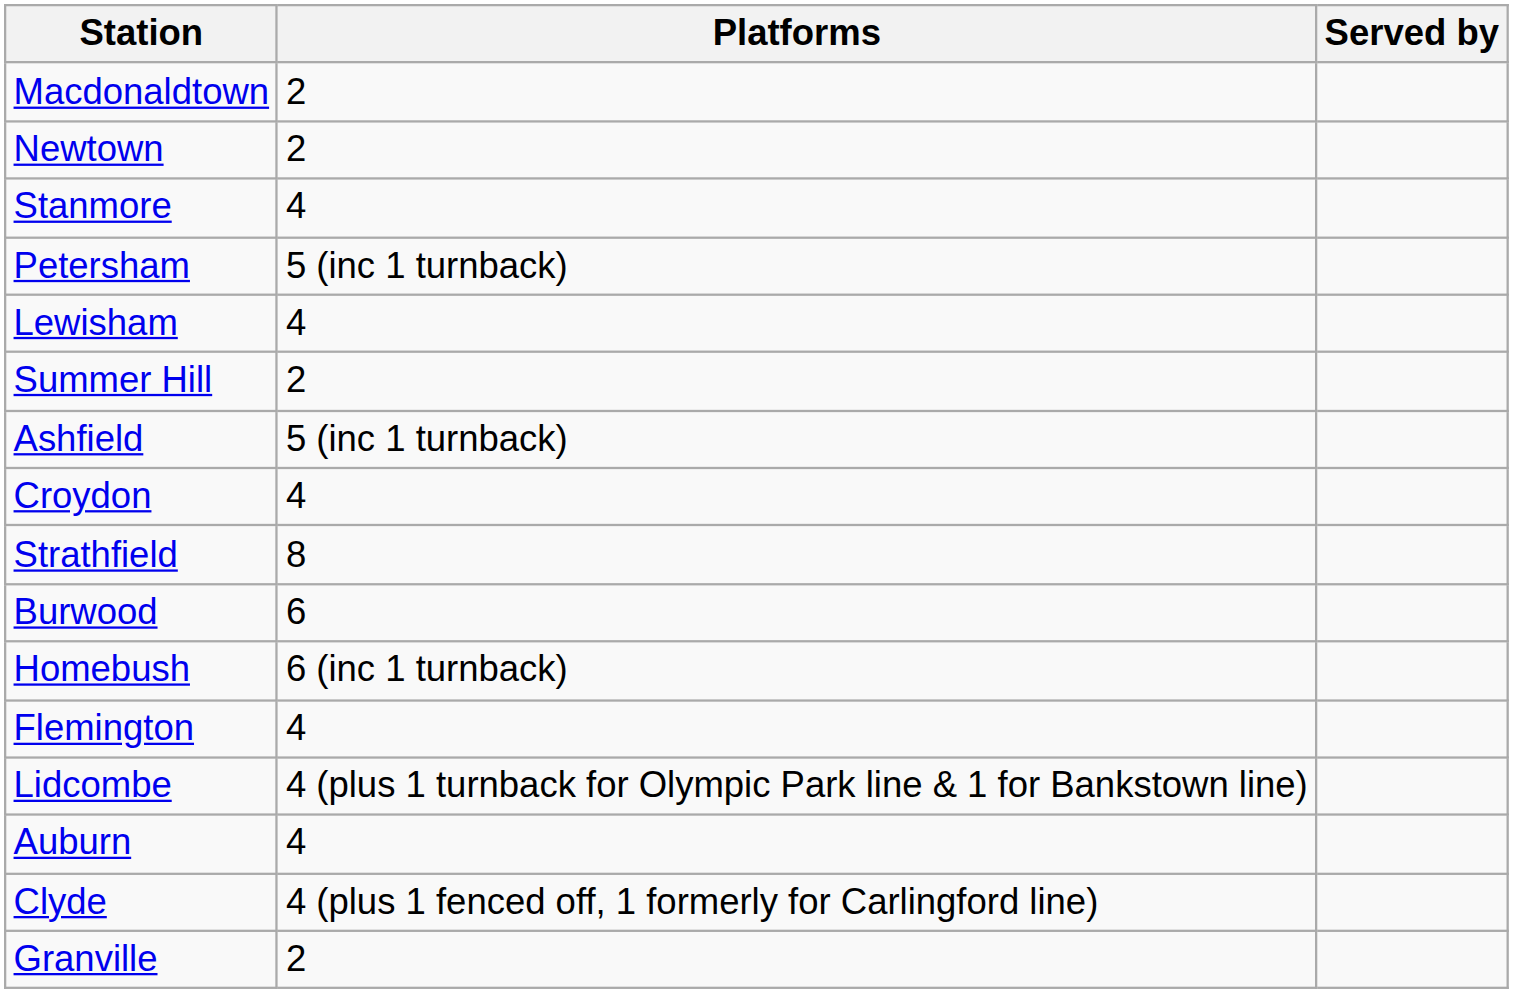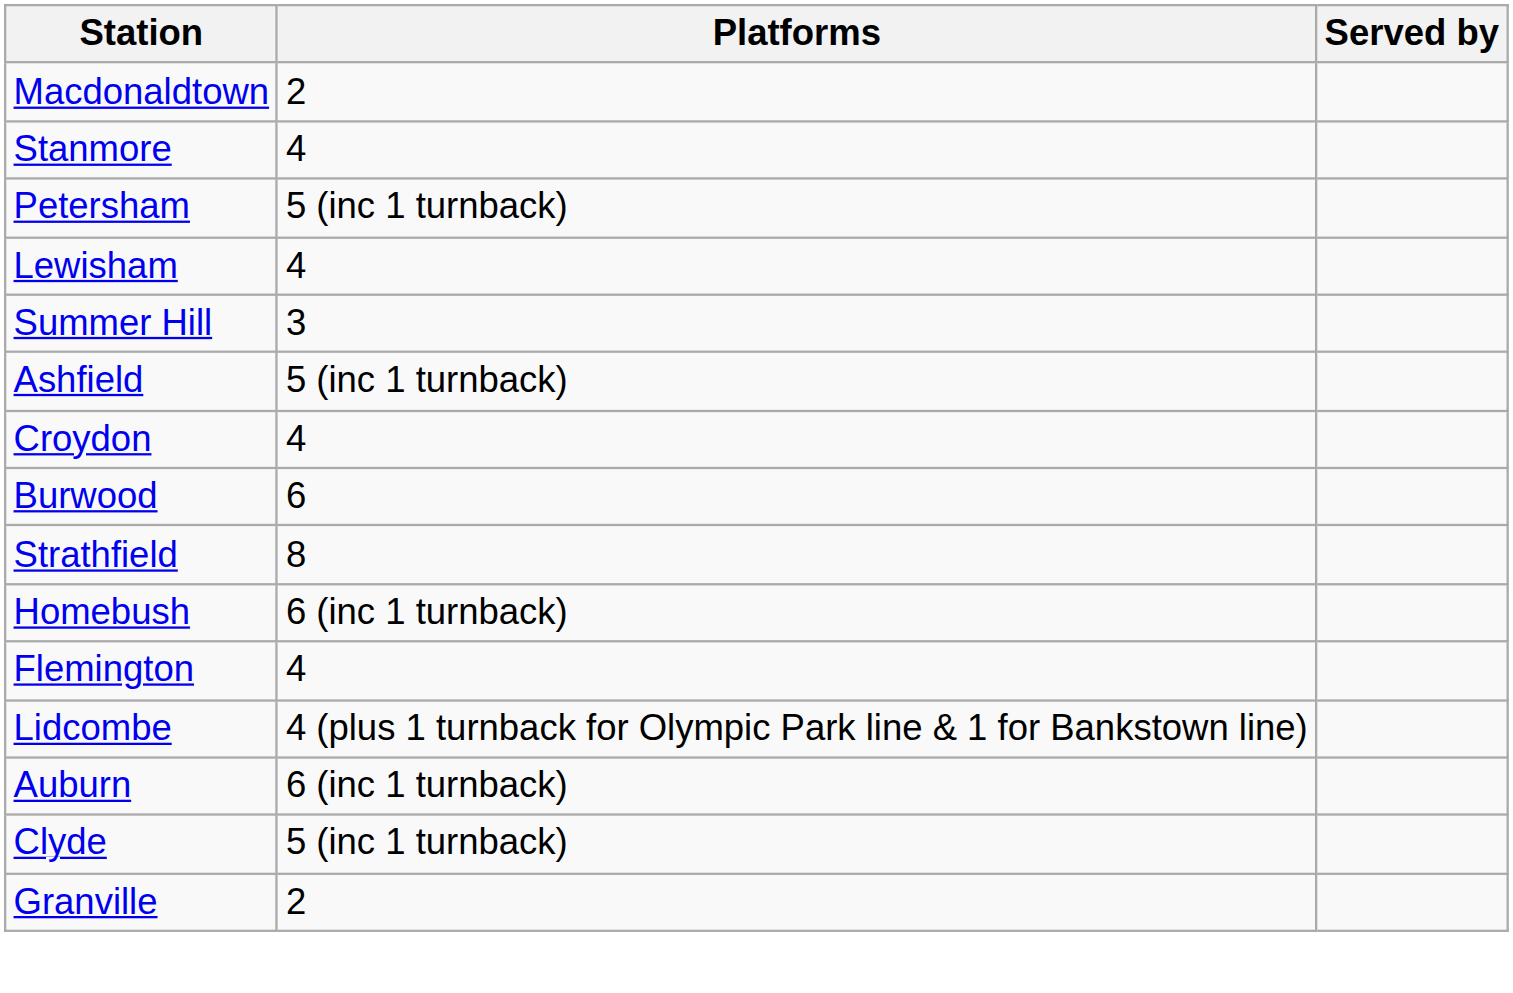- row: (89, 149)
(296, 380) 2 -> (296, 322) 3
rows swapped: (86, 611) <-> (96, 554)
(296, 843) 4 -> (427, 785) 6 (inc 1 turnback)
(692, 901) 4 (plus 1 fenced off, 1 formerly for Carlingford line) -> (427, 843) 5 (inc 1 turnback)
